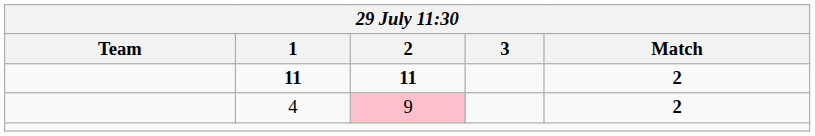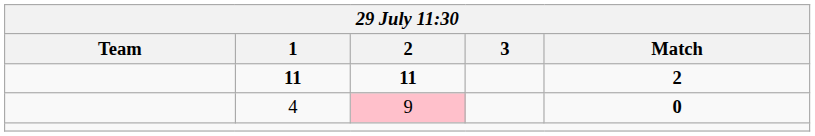(677, 107) 2 -> (677, 107) 0
